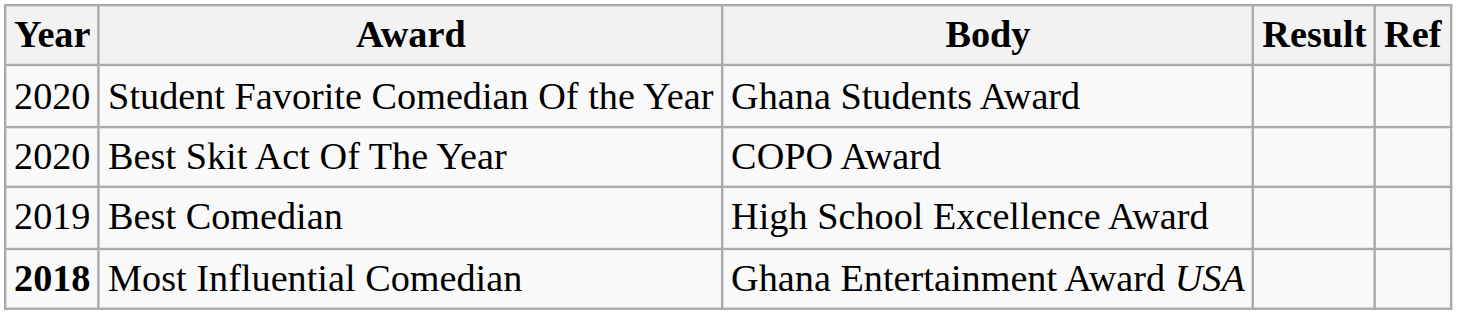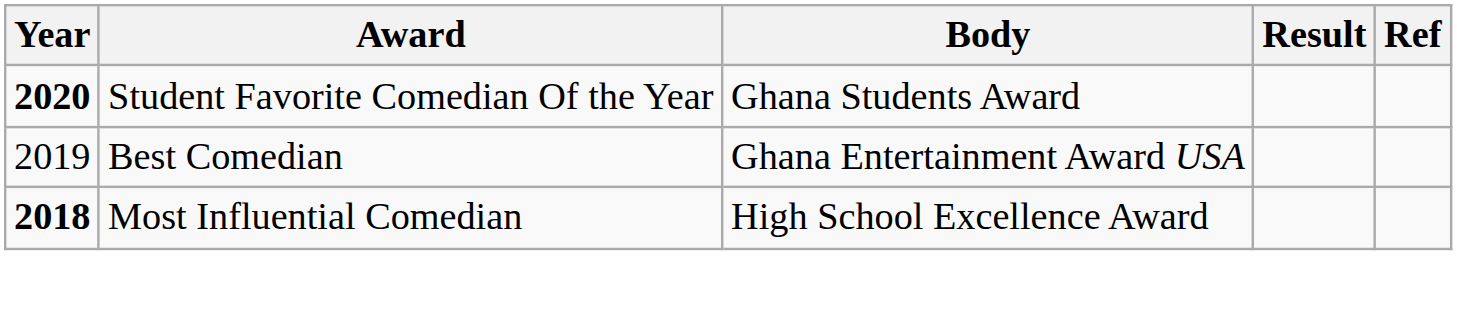(52, 95) normal -> (52, 95) bold
- row: (307, 156)
(970, 216) High School Excellence Award -> (988, 156) Ghana Entertainment Award USA
(988, 277) Ghana Entertainment Award USA -> (970, 216) High School Excellence Award
